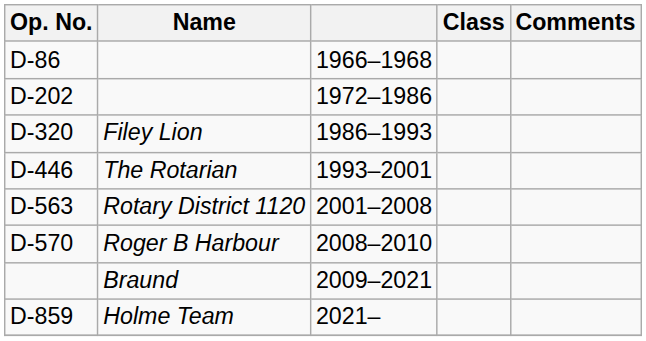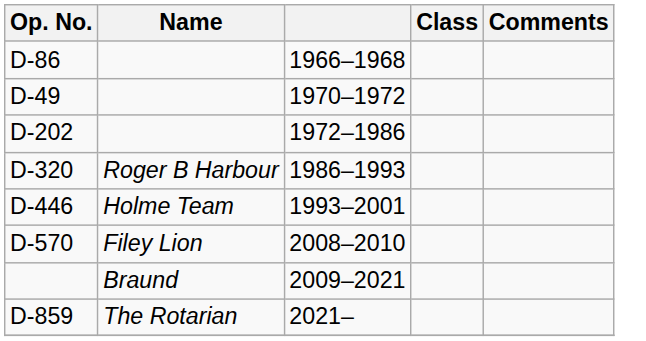+ row: (35, 96)
(153, 133) Filey Lion -> (191, 170) Roger B Harbour
(170, 170) The Rotarian -> (169, 206) Holme Team
- row: (42, 206)
(191, 243) Roger B Harbour -> (153, 243) Filey Lion
(169, 317) Holme Team -> (170, 317) The Rotarian
